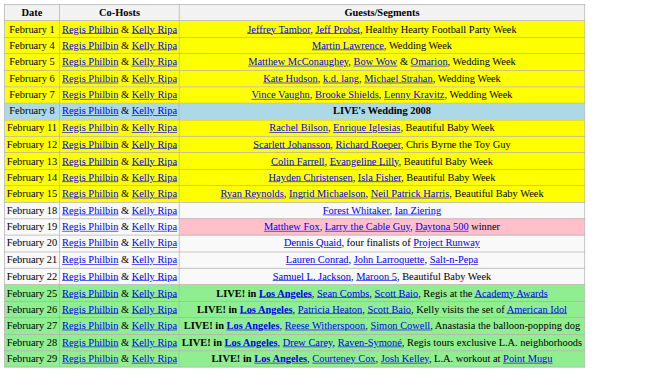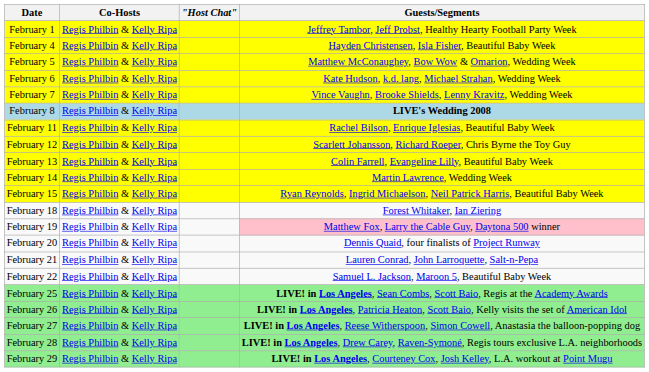+ column: (209, 12)
(382, 45) Martin Lawrence, Wedding Week -> (442, 45) Hayden Christensen, Isla Fisher, Beautiful Baby Week
(382, 177) Hayden Christensen, Isla Fisher, Beautiful Baby Week -> (442, 177) Martin Lawrence, Wedding Week
